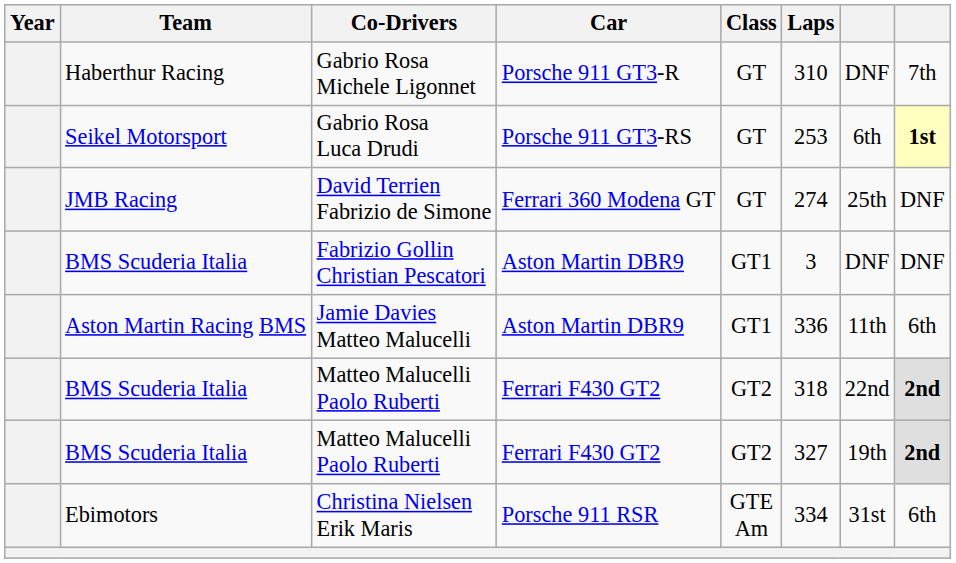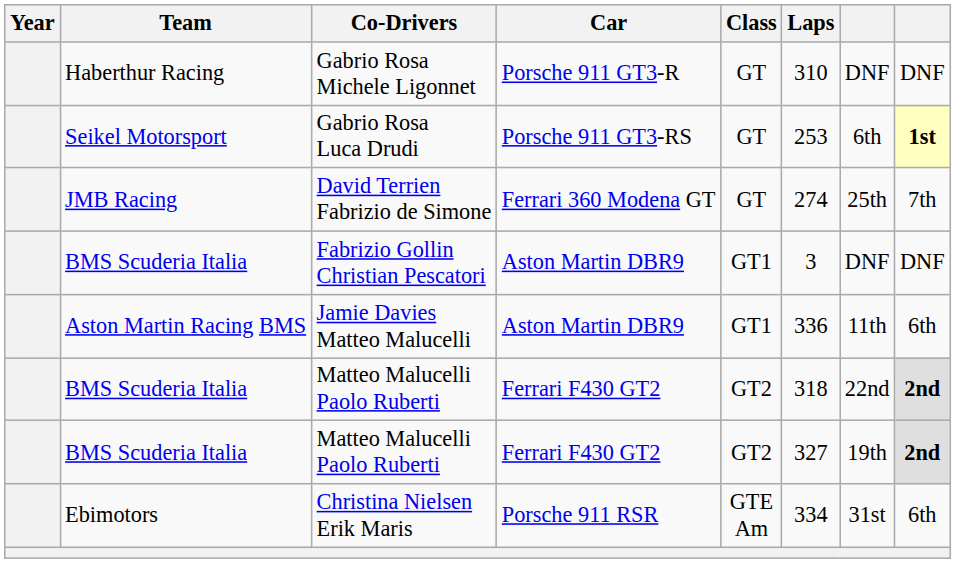(922, 73) 7th -> (922, 73) DNF
(922, 199) DNF -> (922, 199) 7th
